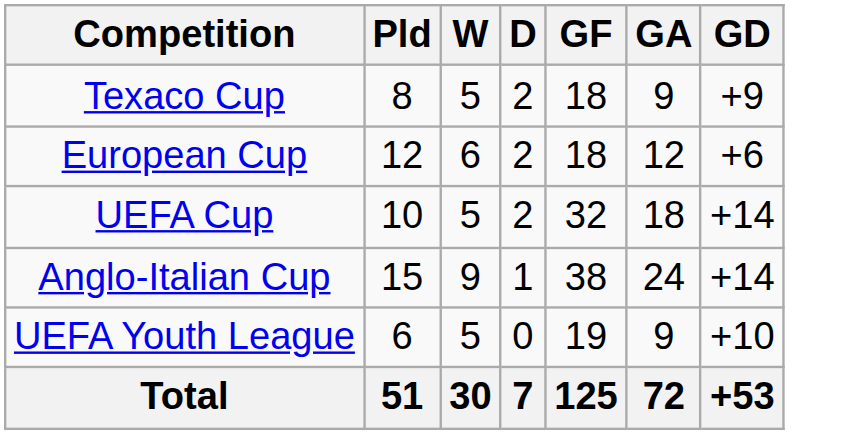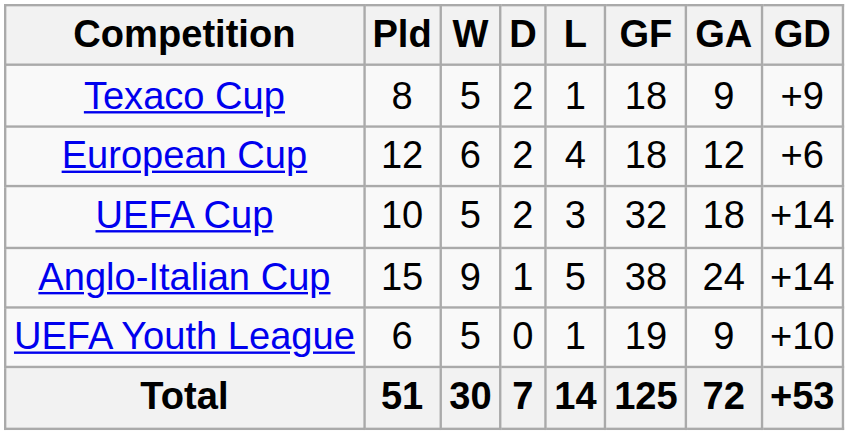+ column: (575, 34)
